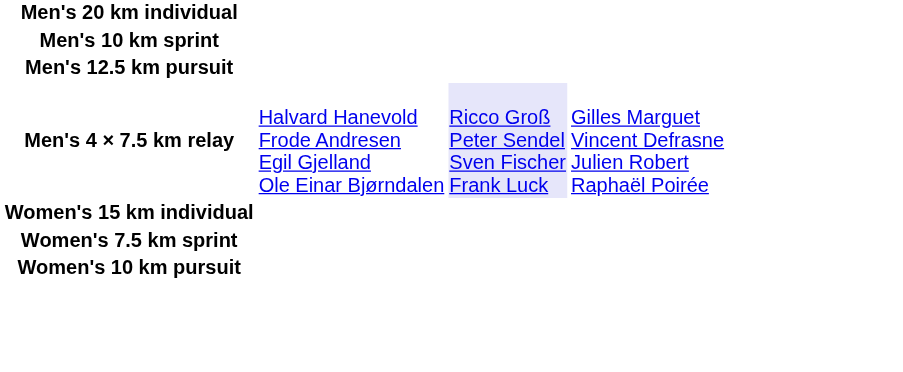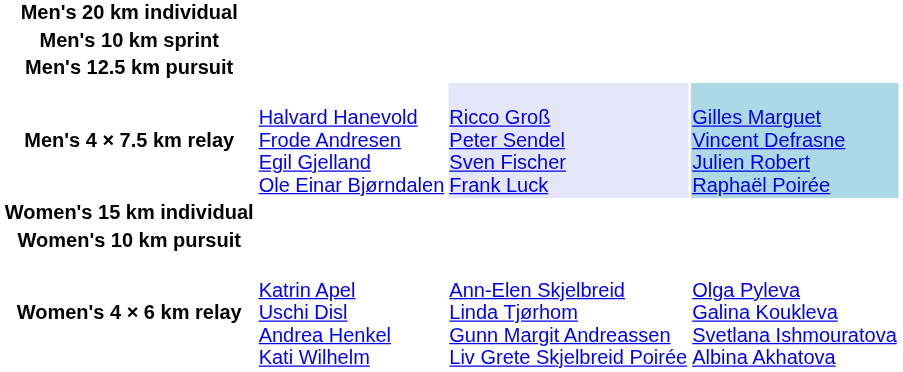(648, 151) no background -> (769, 151) lightblue background
- row: (129, 240)
+ row: (129, 312)
